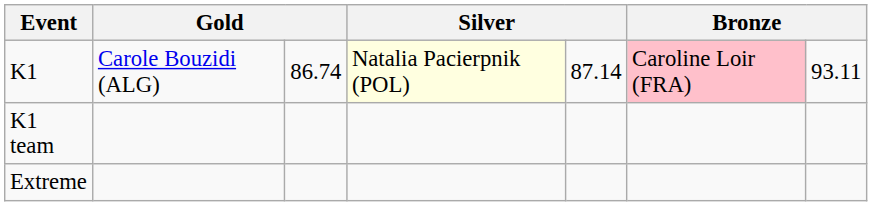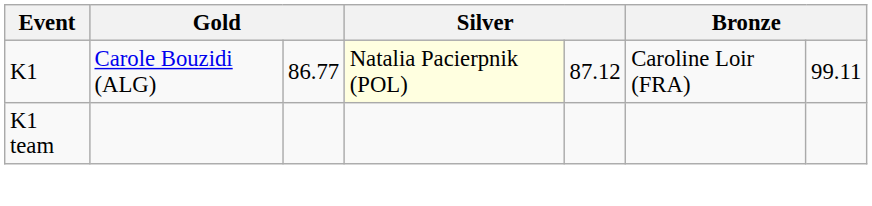(316, 71) 86.74 -> (314, 71) 86.77
(596, 71) 87.14 -> (595, 71) 87.12
(694, 71) pink background -> (693, 71) no background
(836, 71) 93.11 -> (836, 71) 99.11
- row: (48, 181)
